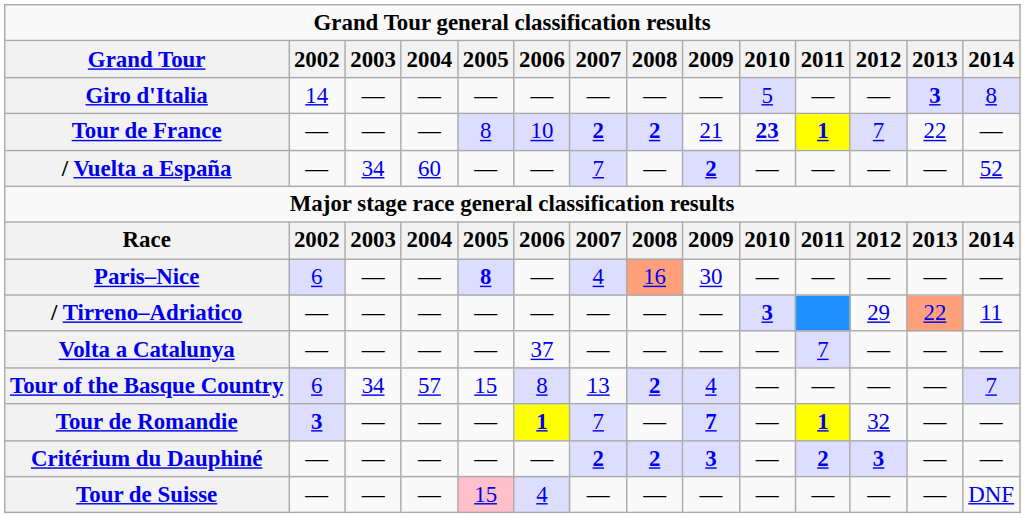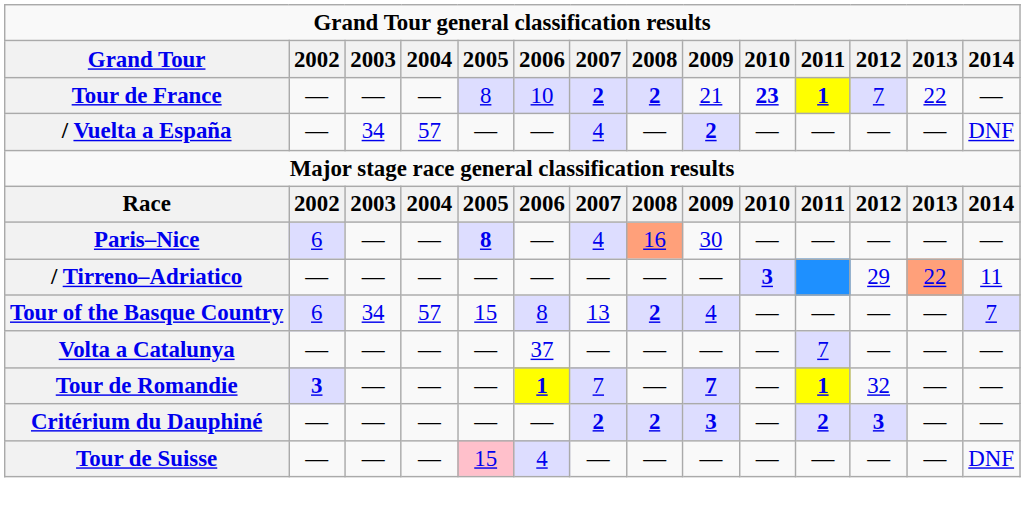- row: (147, 95)
(429, 167) 60 -> (429, 131) 57
(598, 167) 7 -> (598, 131) 4
(991, 167) 52 -> (991, 131) DNF
rows swapped: (147, 349) <-> (147, 385)
